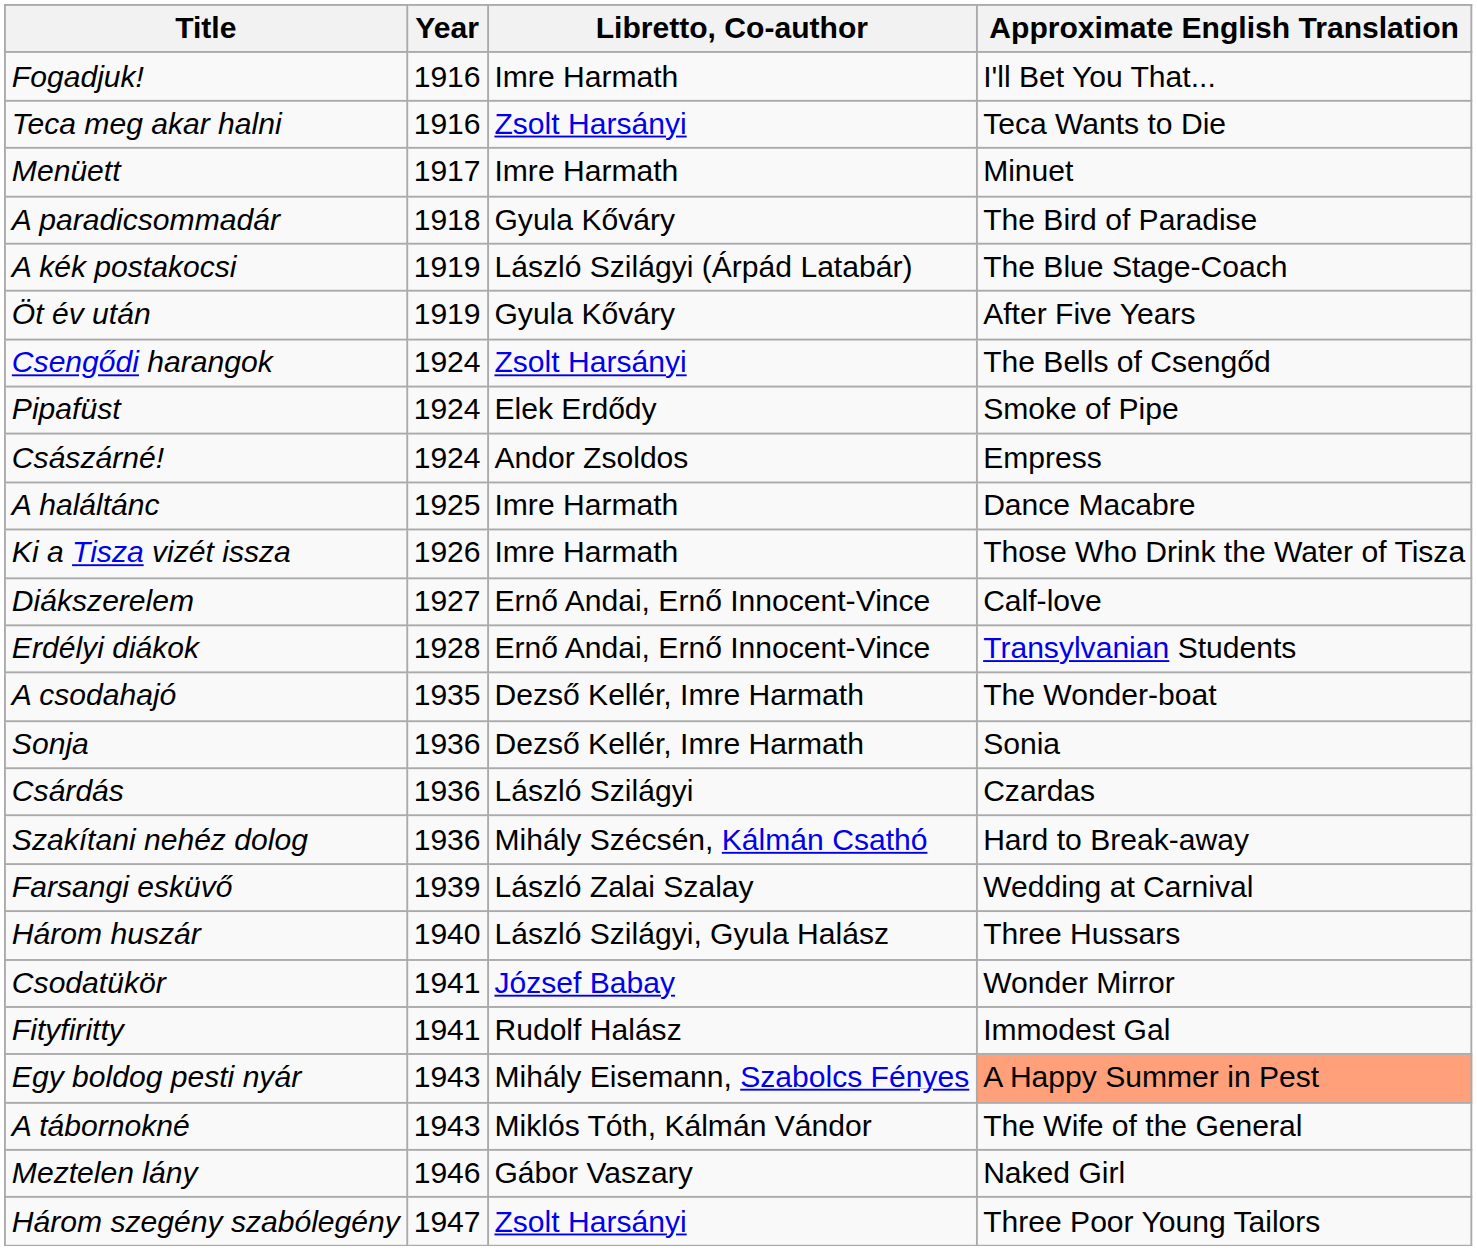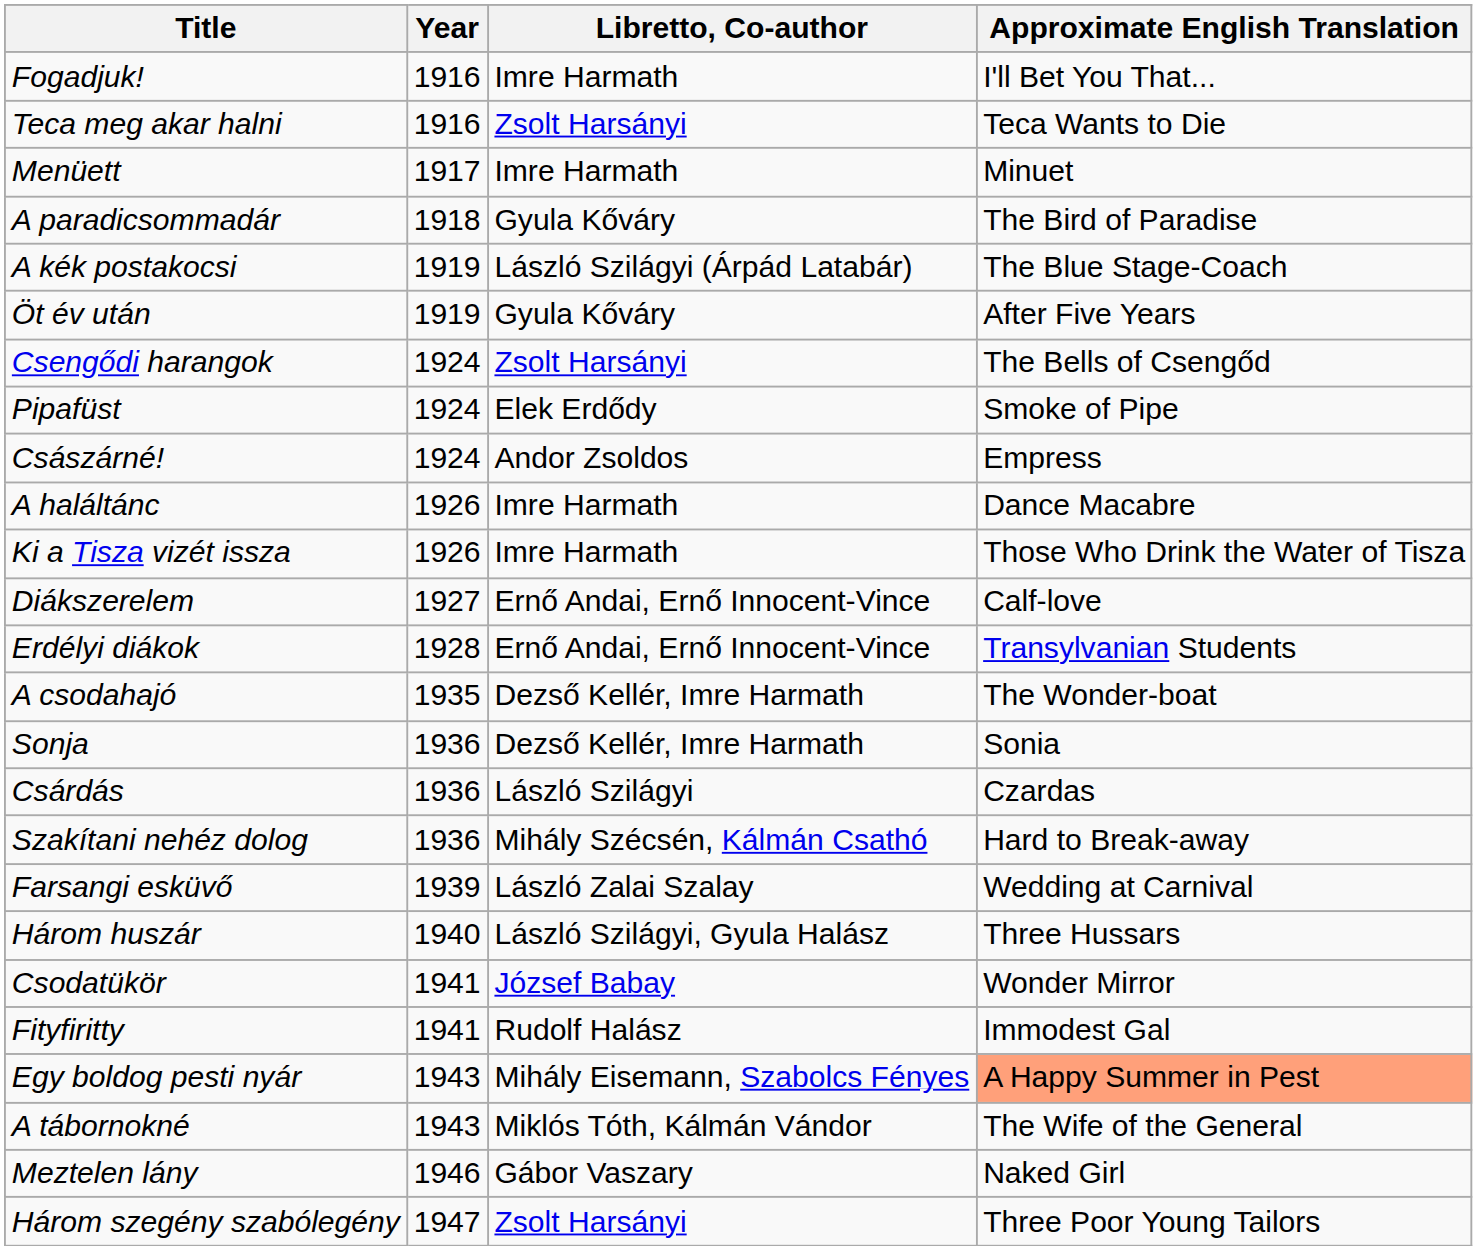(447, 505) 1925 -> (447, 505) 1926
